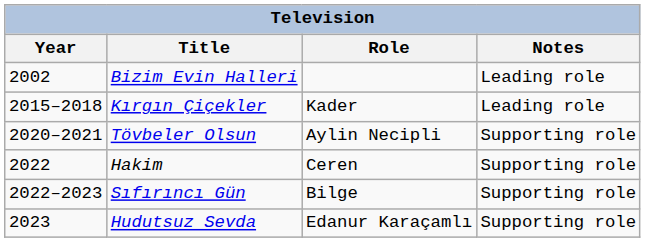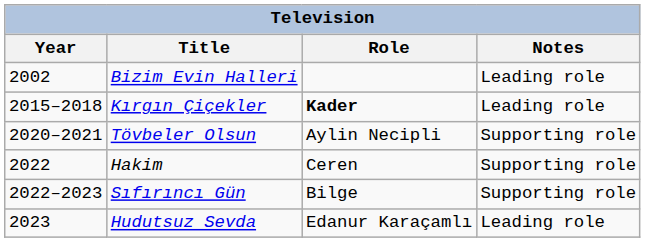(332, 106) normal -> (332, 106) bold
(558, 223) Supporting role -> (543, 223) Leading role
